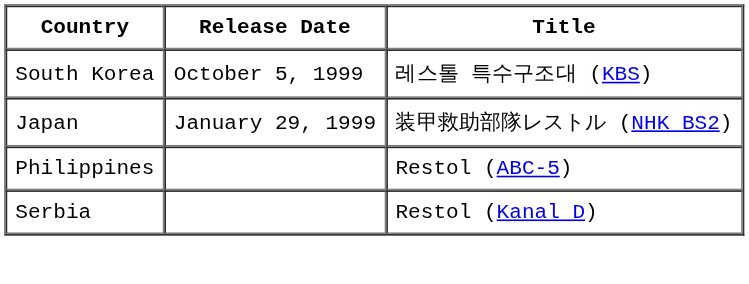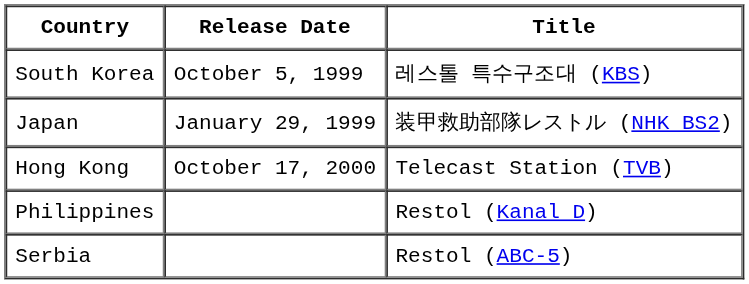+ row: (72, 168)
(484, 168) Restol (ABC-5) -> (497, 212) Restol (Kanal D)
(497, 212) Restol (Kanal D) -> (484, 256) Restol (ABC-5)
